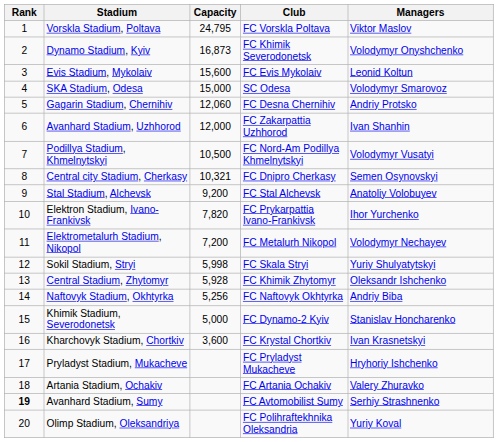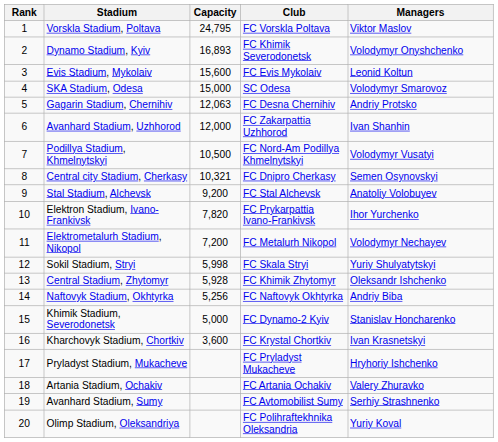(215, 50) 16,873 -> (215, 50) 16,893
(215, 105) 12,060 -> (215, 105) 12,063
(24, 401) bold -> (24, 401) normal
